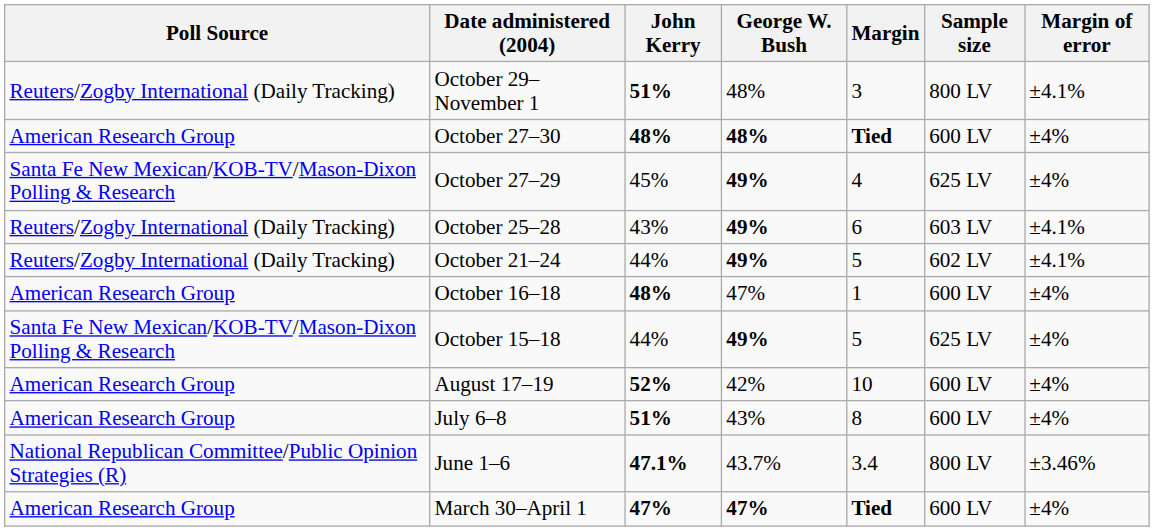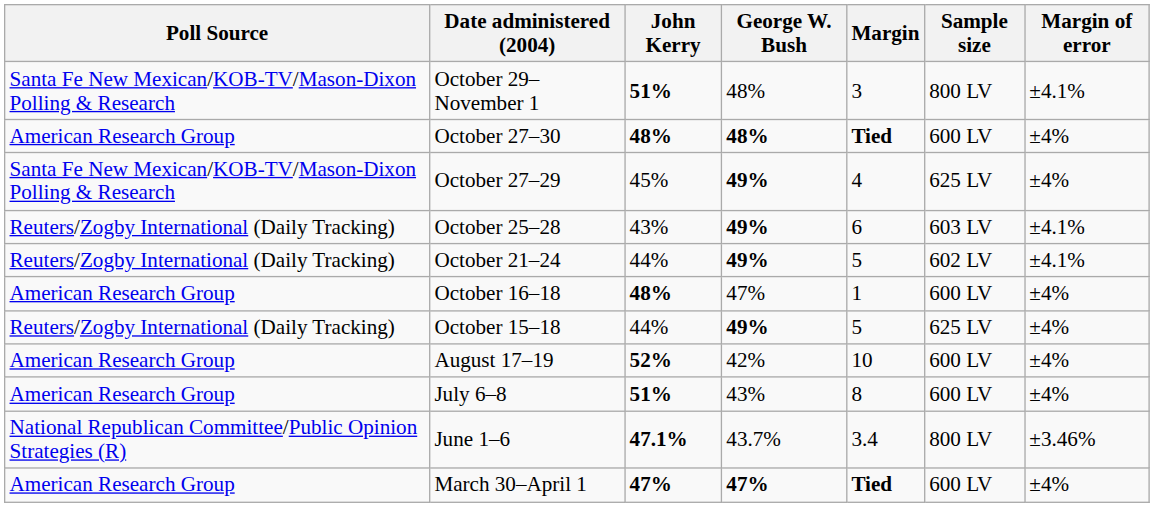(202, 90) Reuters/Zogby International (Daily Tracking) -> (213, 90) Santa Fe New Mexican/KOB-TV/Mason-Dixon Polling & Research
(213, 338) Santa Fe New Mexican/KOB-TV/Mason-Dixon Polling & Research -> (202, 326) Reuters/Zogby International (Daily Tracking)
